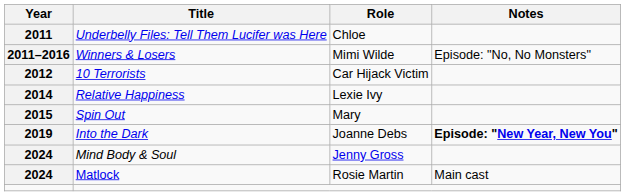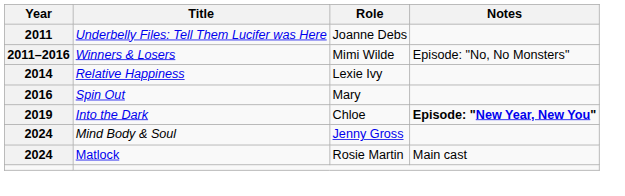(349, 34) Chloe -> (370, 34) Joanne Debs
- row: (111, 74)
(39, 114) 2015 -> (39, 94) 2016
(370, 134) Joanne Debs -> (349, 114) Chloe
